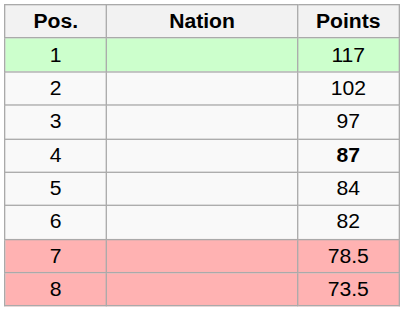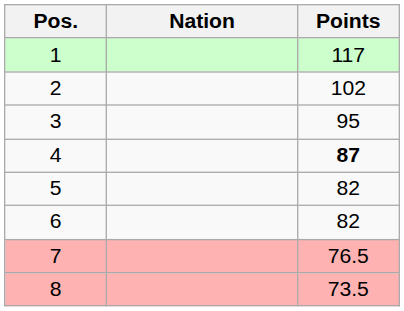(348, 121) 97 -> (348, 121) 95
(348, 188) 84 -> (348, 188) 82
(348, 255) 78.5 -> (348, 255) 76.5
